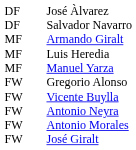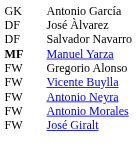+ row: (84, 11)
- row: (85, 39)
- row: (78, 54)
(13, 68) normal -> (14, 54) bold
